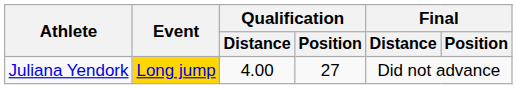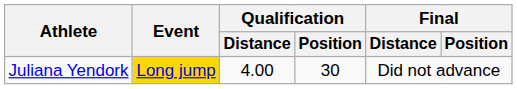(330, 71) 27 -> (330, 71) 30
